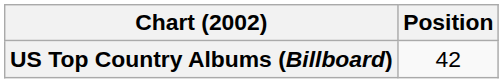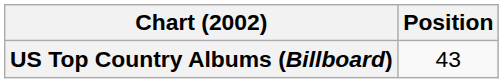(448, 58) 42 -> (448, 58) 43
